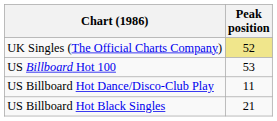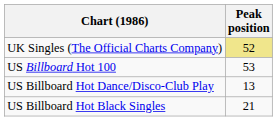(249, 86) 11 -> (249, 86) 13
